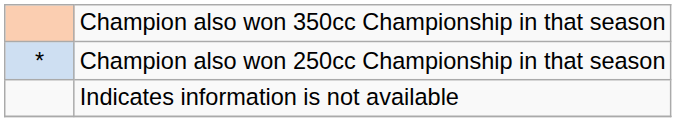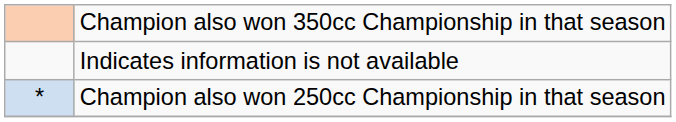rows swapped: (373, 60) <-> (269, 97)
